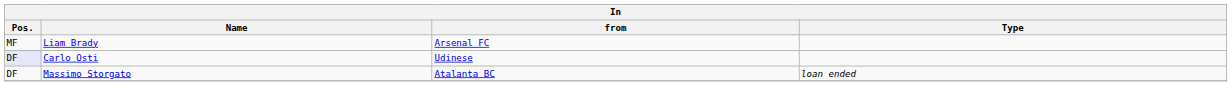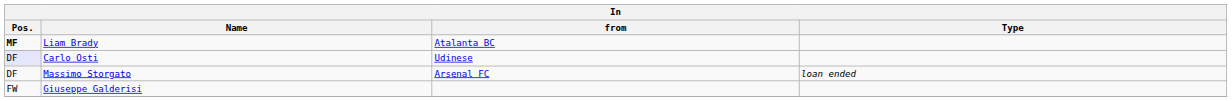(12, 42) normal -> (12, 42) bold
(462, 42) Arsenal FC -> (465, 42) Atalanta BC
(465, 73) Atalanta BC -> (462, 73) Arsenal FC
+ row: (93, 88)
